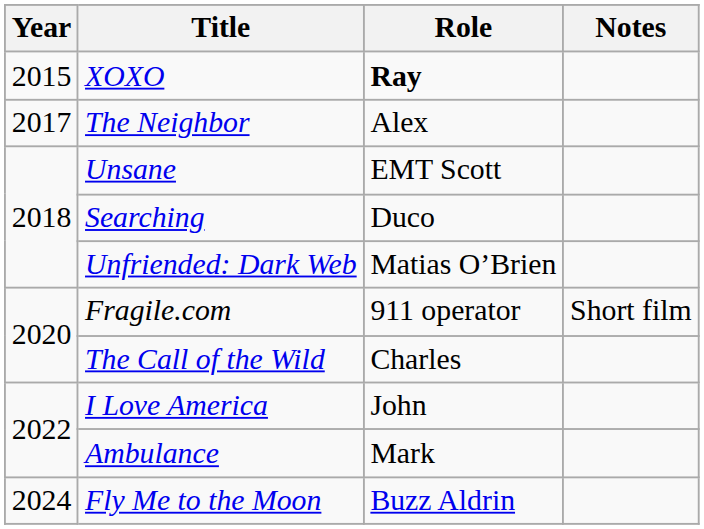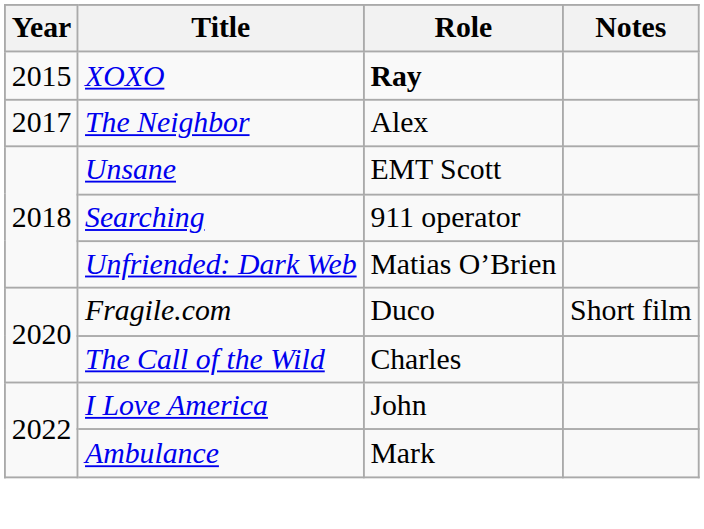(403, 216) Duco -> (445, 216) 911 operator
(445, 311) 911 operator -> (403, 311) Duco
- row: (203, 500)
